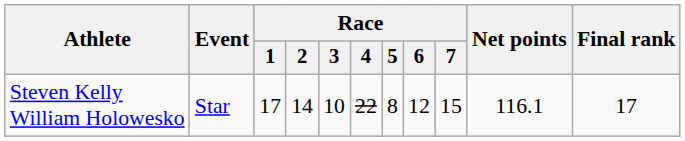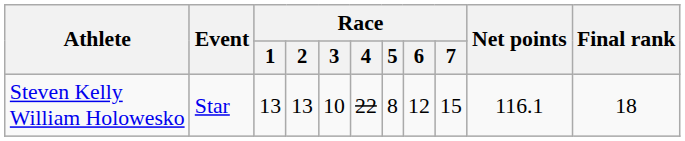(270, 105) 17 -> (270, 105) 13
(302, 105) 14 -> (302, 105) 13
(626, 105) 17 -> (626, 105) 18
